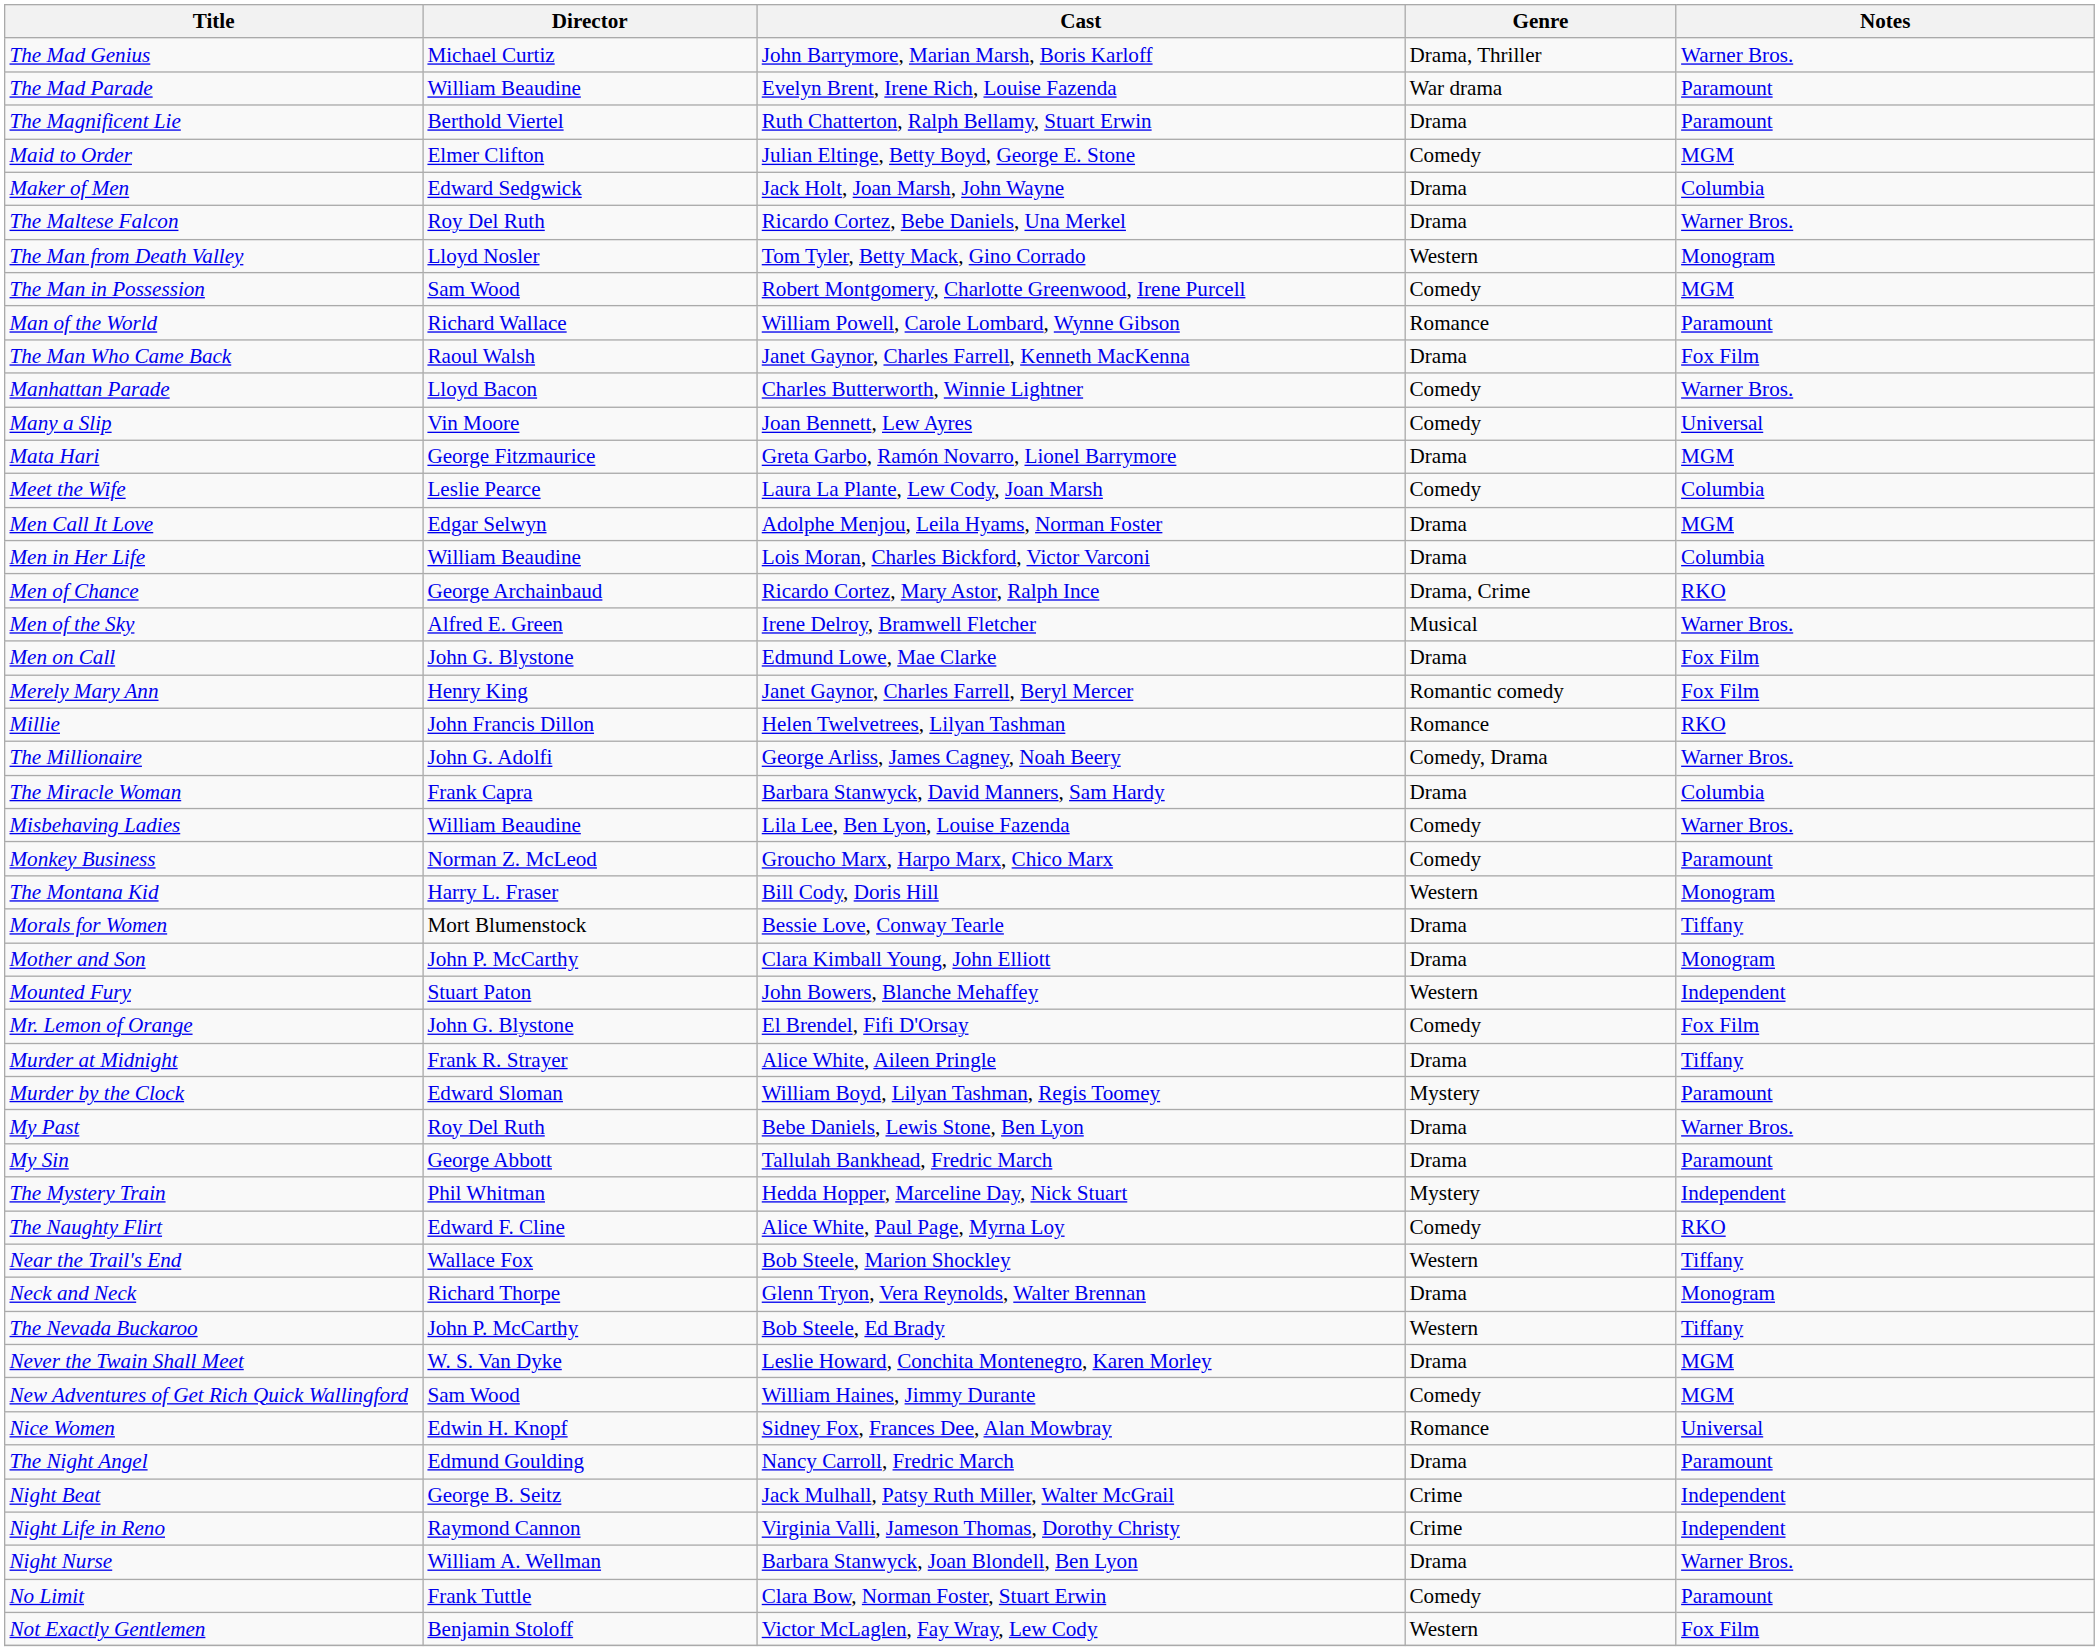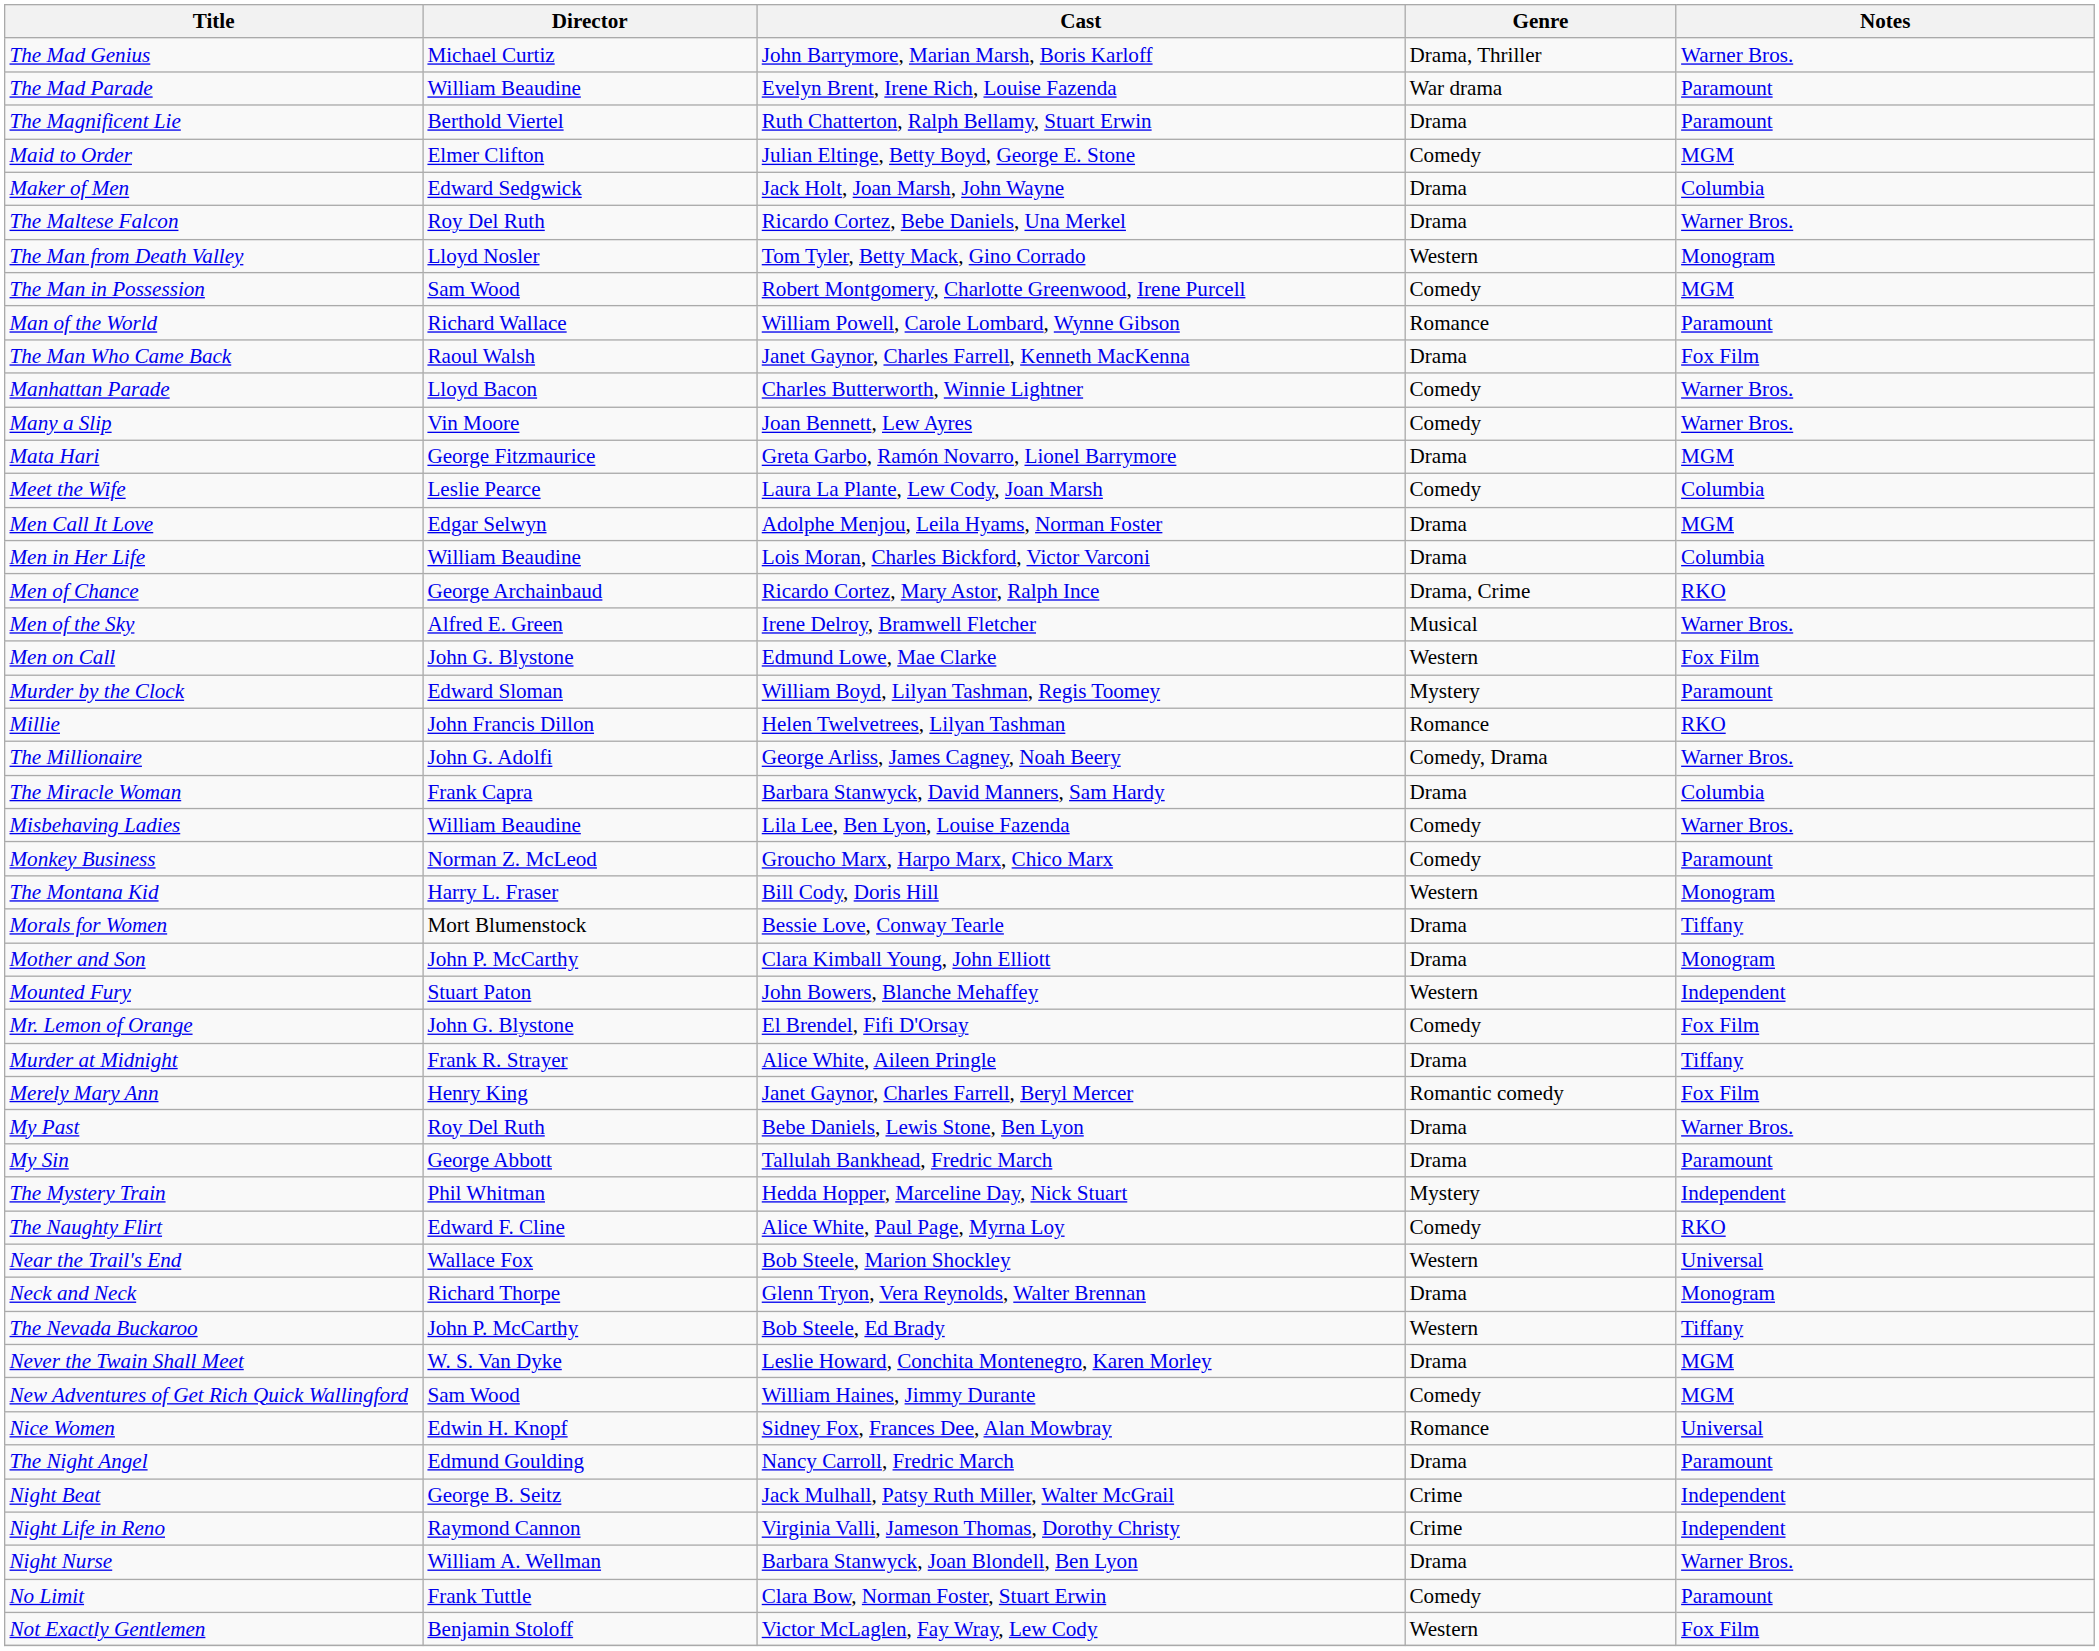(1722, 423) Universal -> (1737, 423) Warner Bros.
(1438, 657) Drama -> (1444, 657) Western
rows swapped: (84, 691) <-> (97, 1093)
(1712, 1260) Tiffany -> (1722, 1260) Universal
